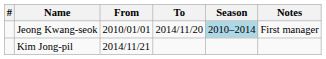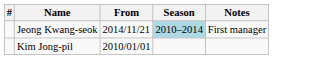- column: (179, 12)
(126, 29) 2010/01/01 -> (126, 29) 2014/11/21
(126, 46) 2014/11/21 -> (126, 46) 2010/01/01
